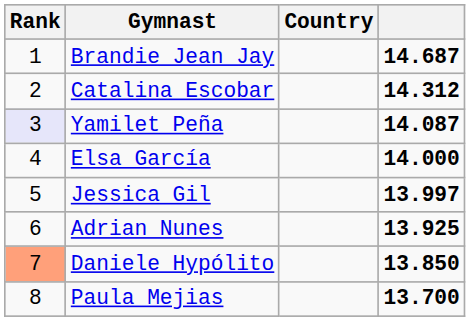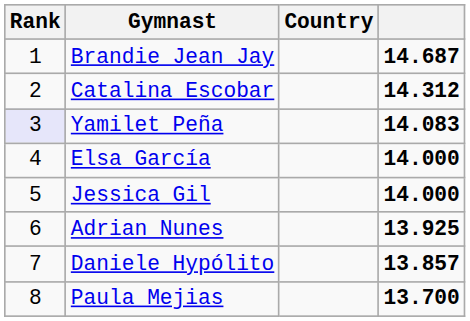(422, 126) 14.087 -> (422, 126) 14.083
(422, 195) 13.997 -> (422, 195) 14.000
(35, 264) lightsalmon background -> (35, 264) no background
(422, 264) 13.850 -> (422, 264) 13.857
